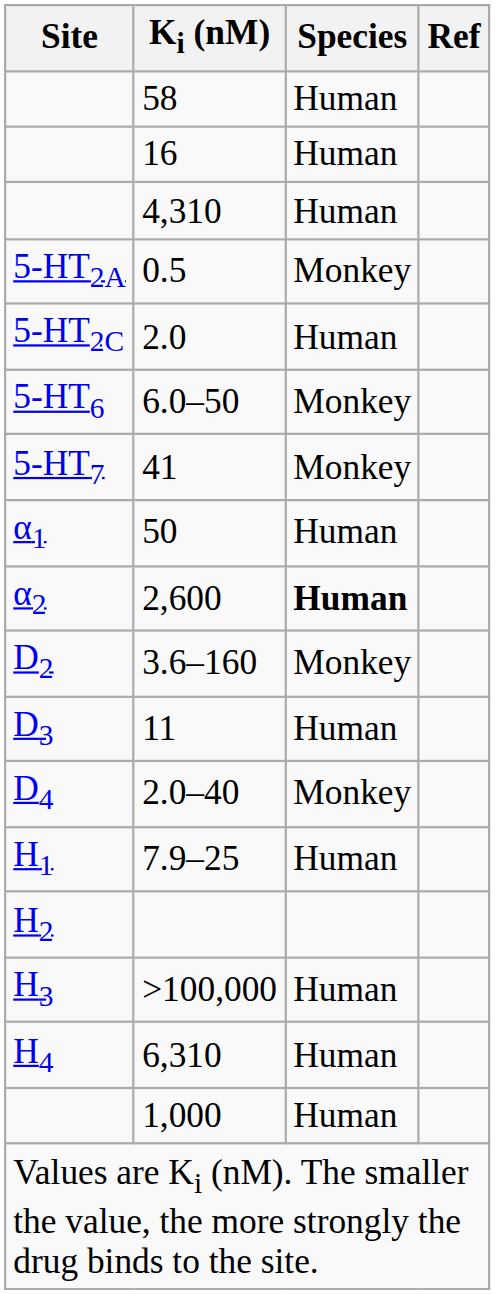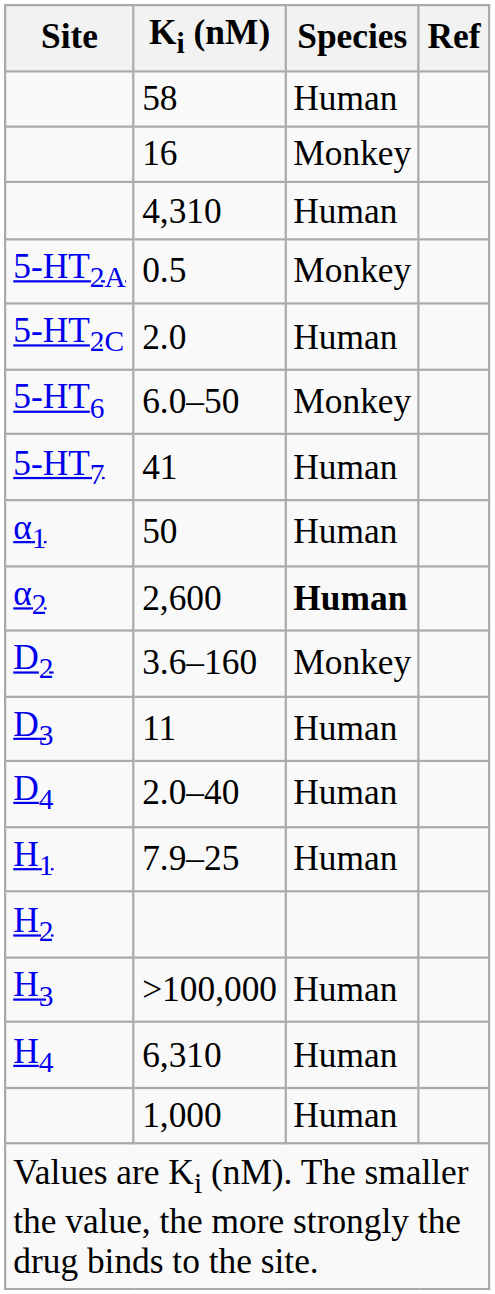(345, 153) Human -> (352, 153) Monkey
(352, 466) Monkey -> (345, 466) Human
(352, 793) Monkey -> (345, 793) Human
